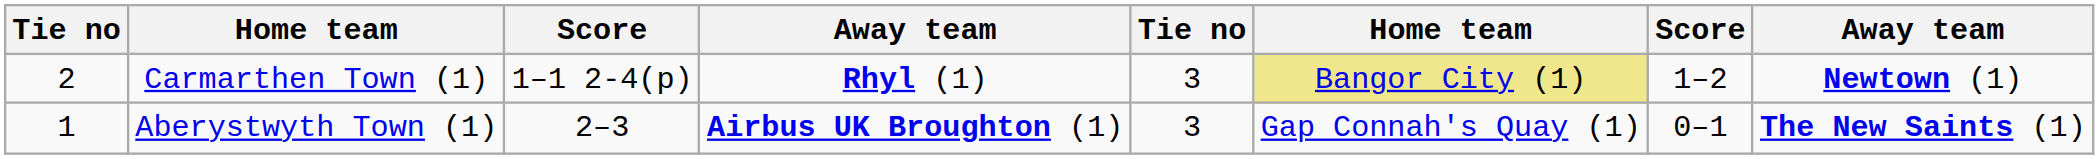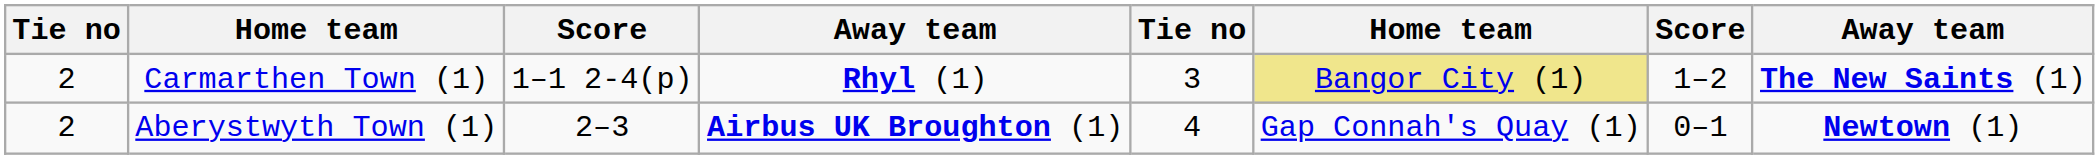(1923, 79) Newtown (1) -> (1923, 79) The New Saints (1)
(67, 128) 1 -> (67, 128) 2
(1192, 128) 3 -> (1192, 128) 4
(1923, 128) The New Saints (1) -> (1923, 128) Newtown (1)
